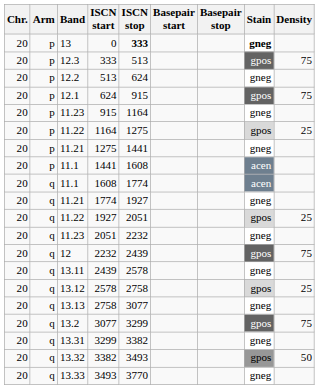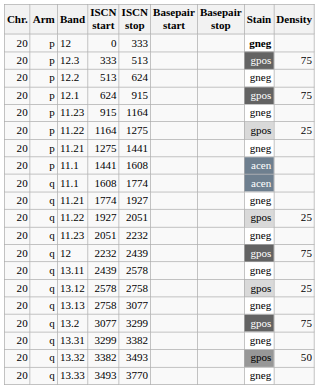(65, 43) 13 -> (65, 43) 12
(140, 43) bold -> (140, 43) normal
